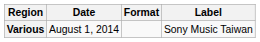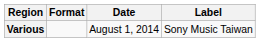columns swapped: (84, 12) <-> (141, 12)
